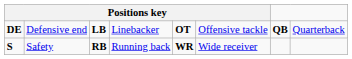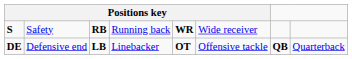rows swapped: (14, 29) <-> (10, 46)
